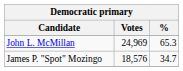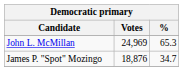(134, 59) 18,576 -> (134, 59) 18,876
